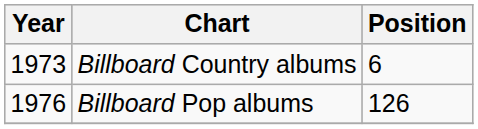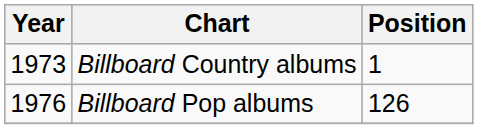(375, 63) 6 -> (375, 63) 1
